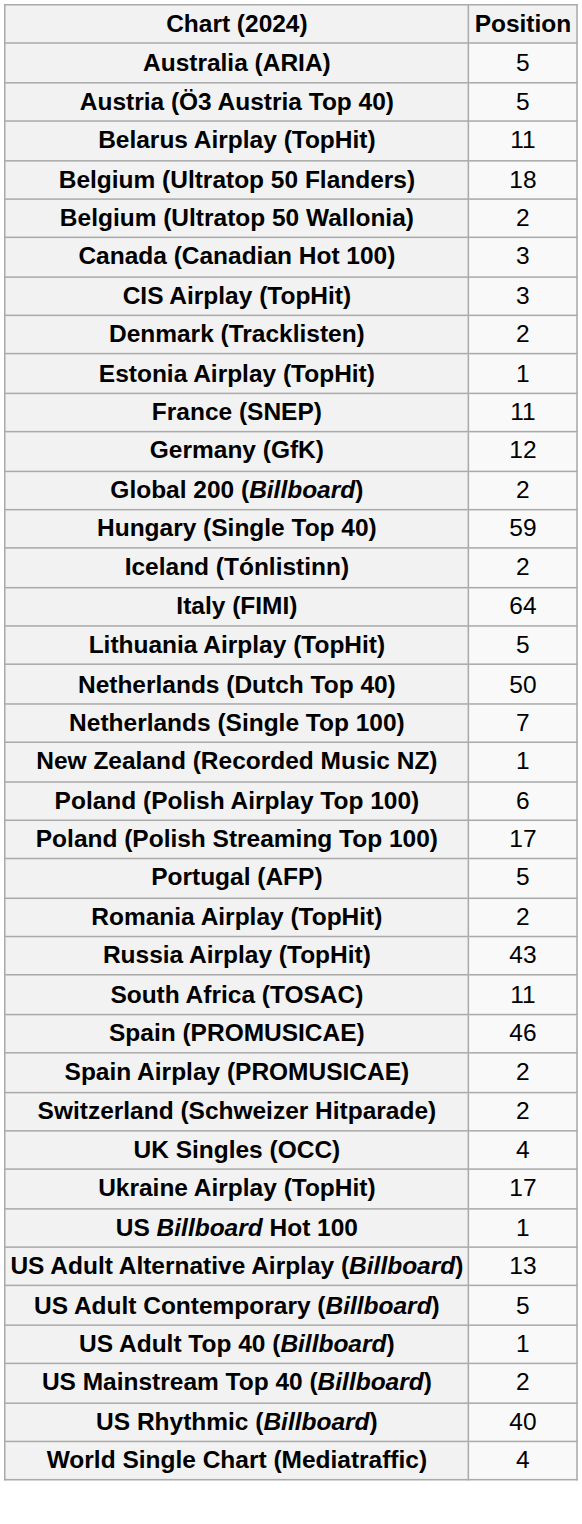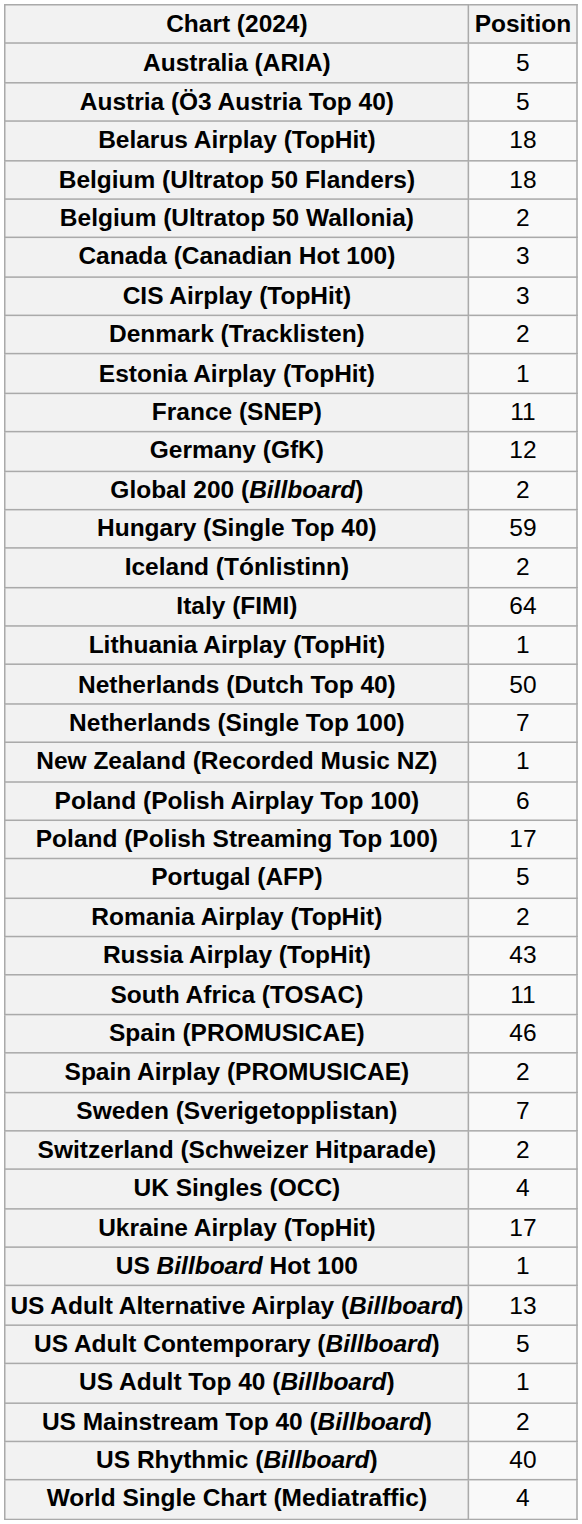(523, 140) 11 -> (523, 140) 18
(523, 645) 5 -> (523, 645) 1
+ row: (237, 1110)
